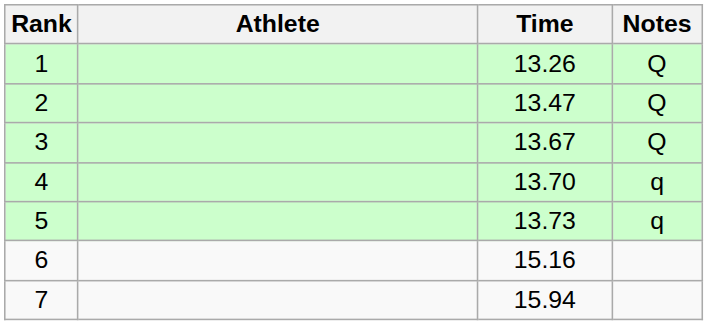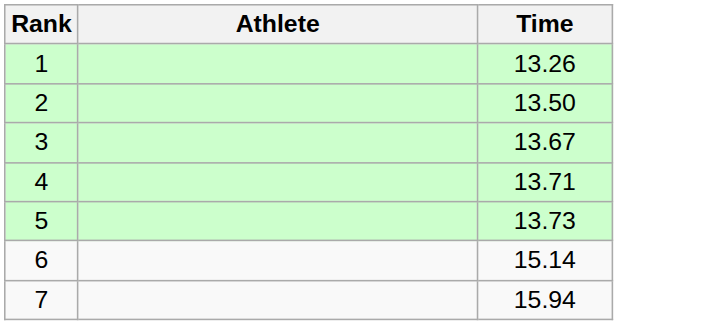- column: (657, 24)
(545, 102) 13.47 -> (545, 102) 13.50
(545, 181) 13.70 -> (545, 181) 13.71
(545, 260) 15.16 -> (545, 260) 15.14
